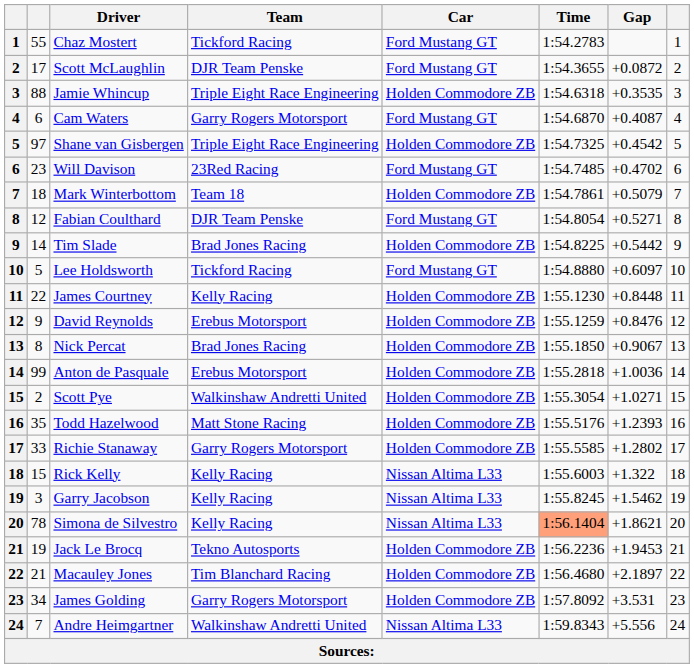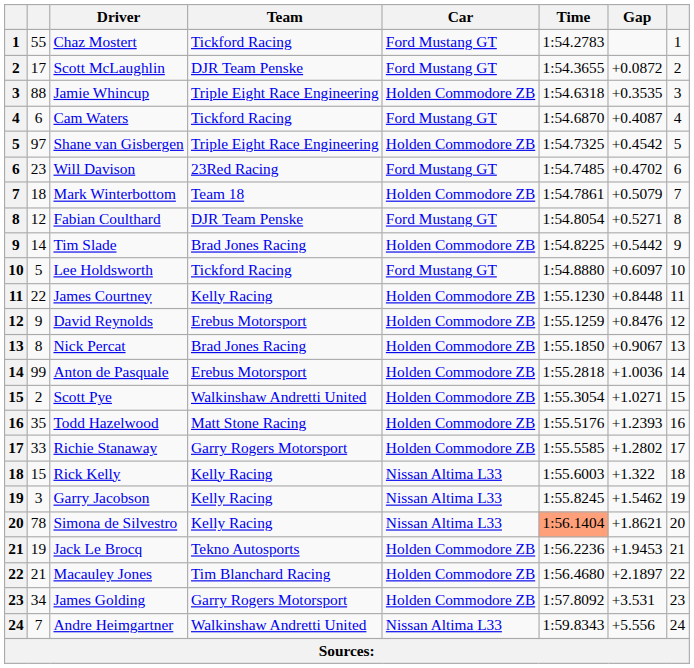(269, 118) Garry Rogers Motorsport -> (241, 118) Tickford Racing
